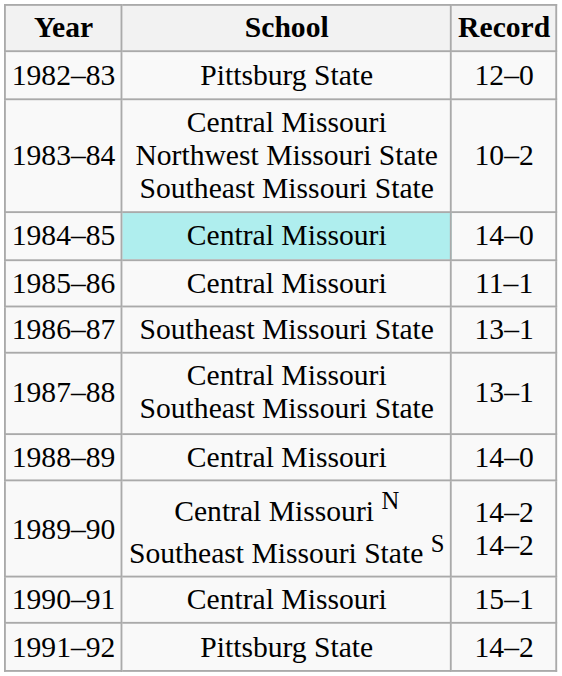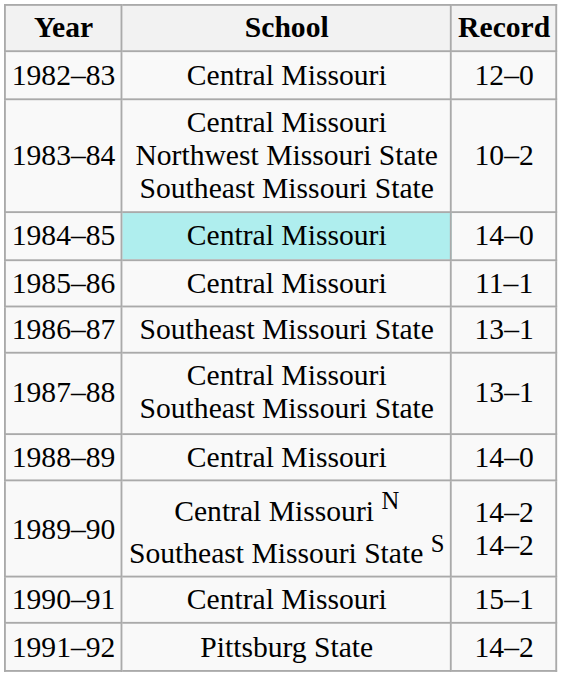(287, 74) Pittsburg State -> (287, 74) Central Missouri
